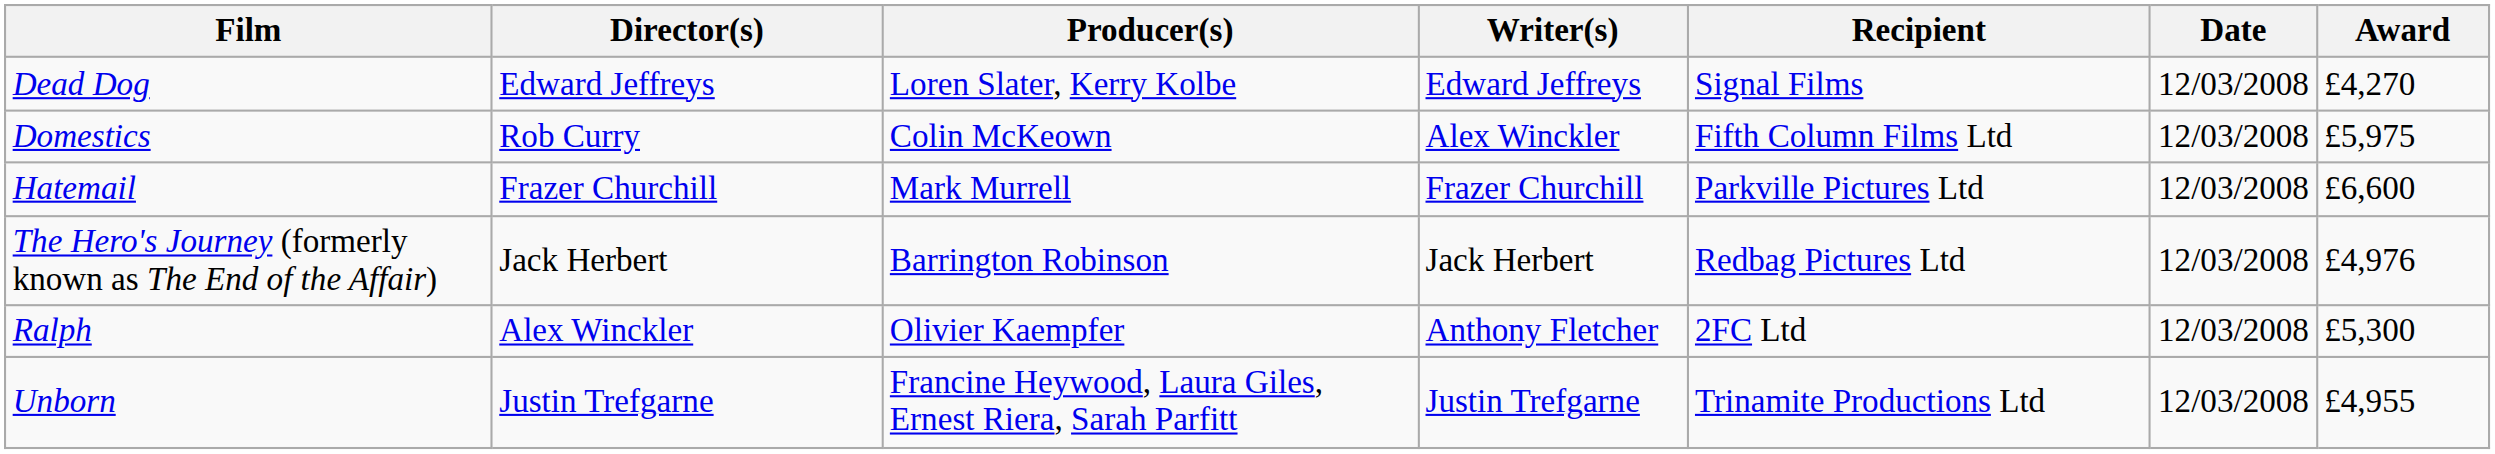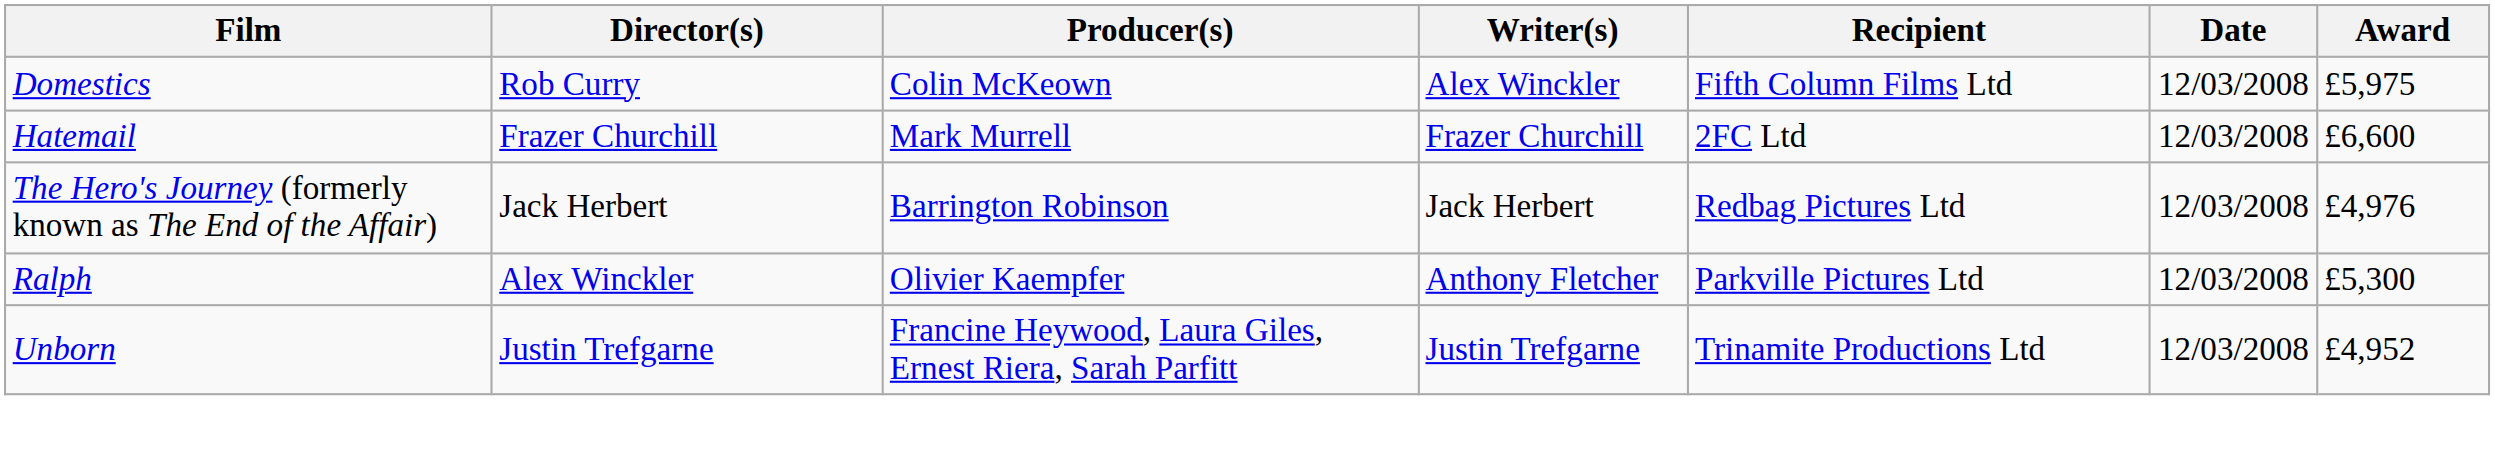- row: (81, 83)
(1839, 188) Parkville Pictures Ltd -> (1751, 135) 2FC Ltd
(1751, 330) 2FC Ltd -> (1839, 278) Parkville Pictures Ltd
(2370, 401) £4,955 -> (2370, 349) £4,952
